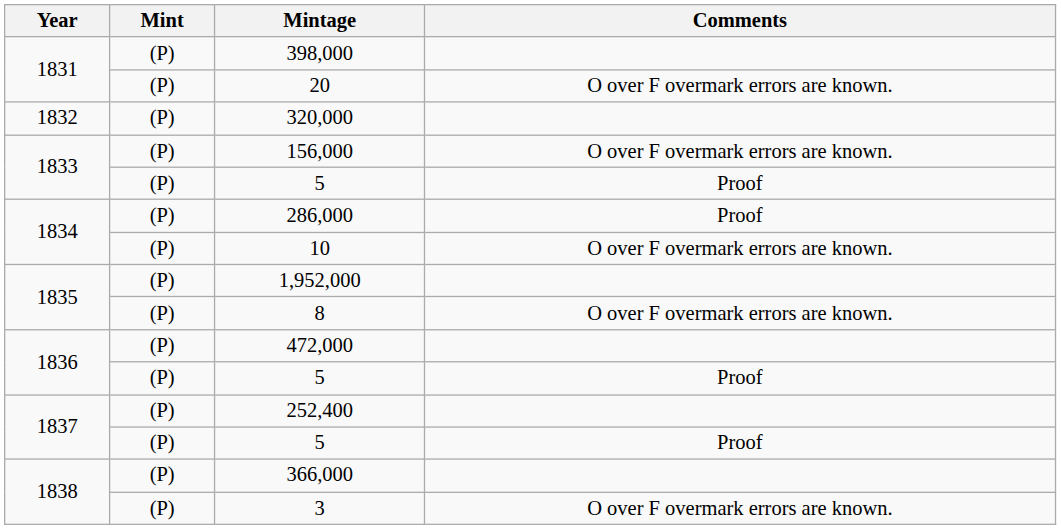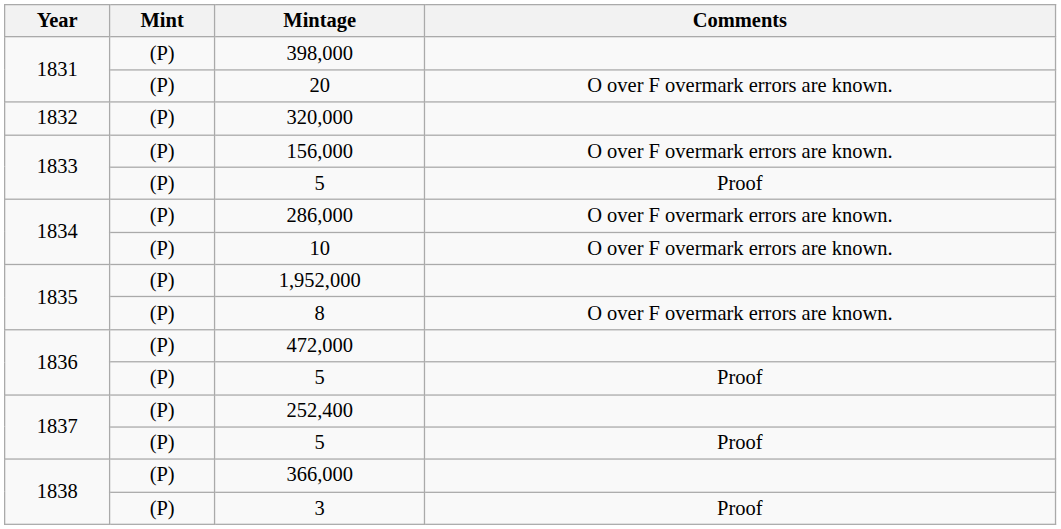(740, 215) Proof -> (740, 215) O over F overmark errors are known.
(740, 507) O over F overmark errors are known. -> (740, 507) Proof
